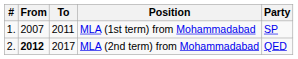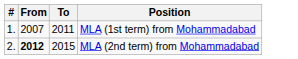- column: (277, 12)
(63, 46) 2017 -> (63, 46) 2015
